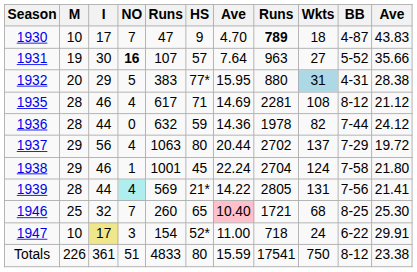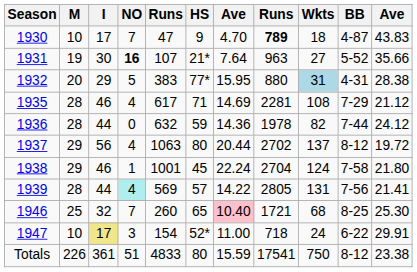(200, 59) 57 -> (200, 59) 21*
(355, 102) 8-12 -> (355, 102) 7-29
(355, 146) 7-29 -> (355, 146) 8-12
(200, 189) 21* -> (200, 189) 57
